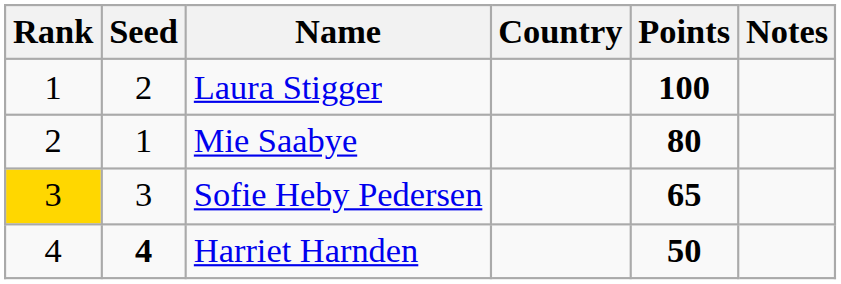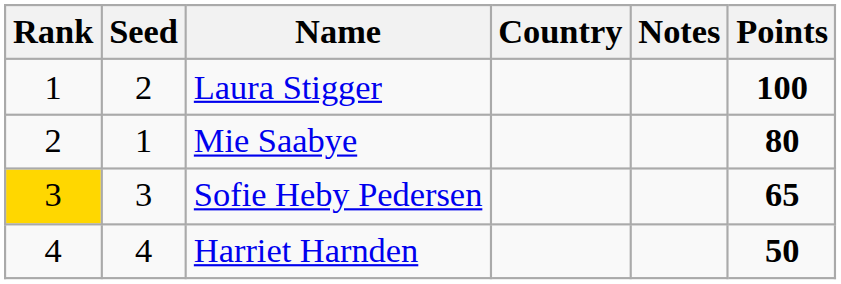columns swapped: (787, 31) <-> (684, 31)
(144, 250) bold -> (144, 250) normal
